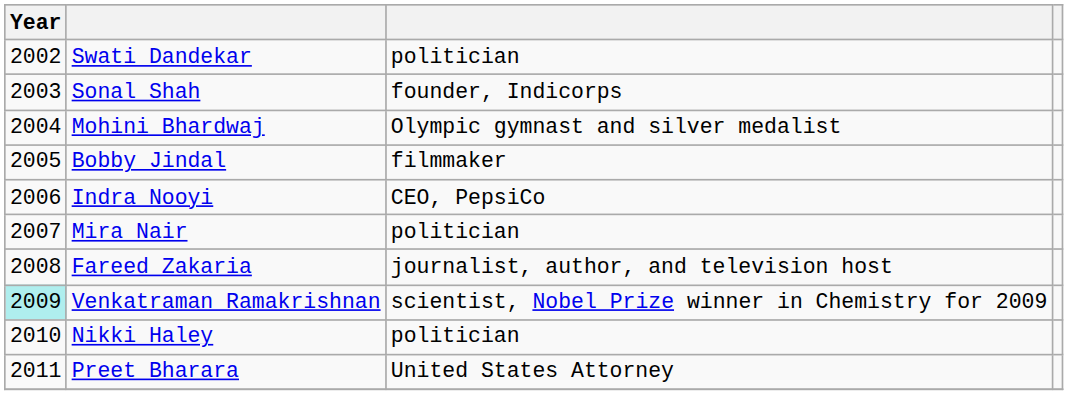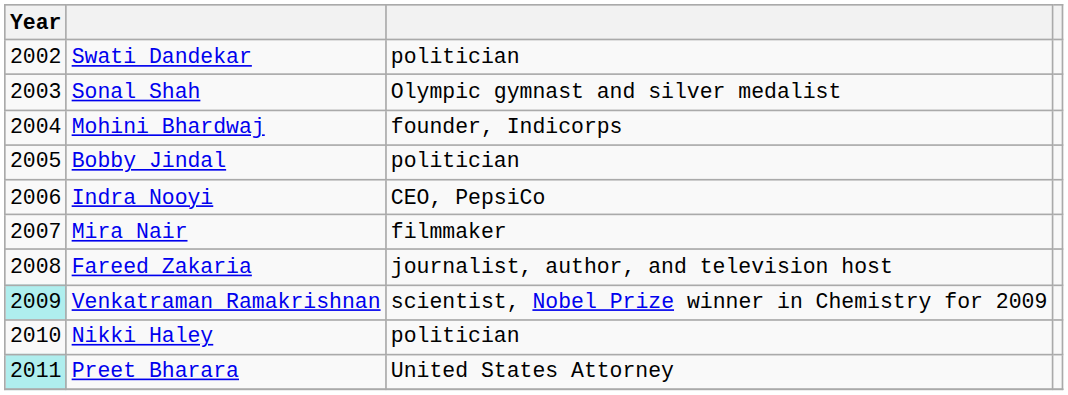(507, 92) founder, Indicorps -> (616, 92) Olympic gymnast and silver medalist
(616, 127) Olympic gymnast and silver medalist -> (507, 127) founder, Indicorps
(449, 162) filmmaker -> (455, 162) politician
(455, 232) politician -> (449, 232) filmmaker
(36, 372) no background -> (36, 372) paleturquoise background
